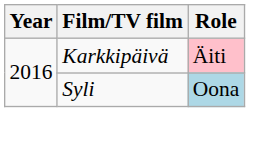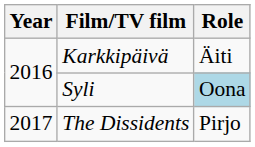(209, 55) pink background -> (216, 55) no background
+ row: (126, 123)
